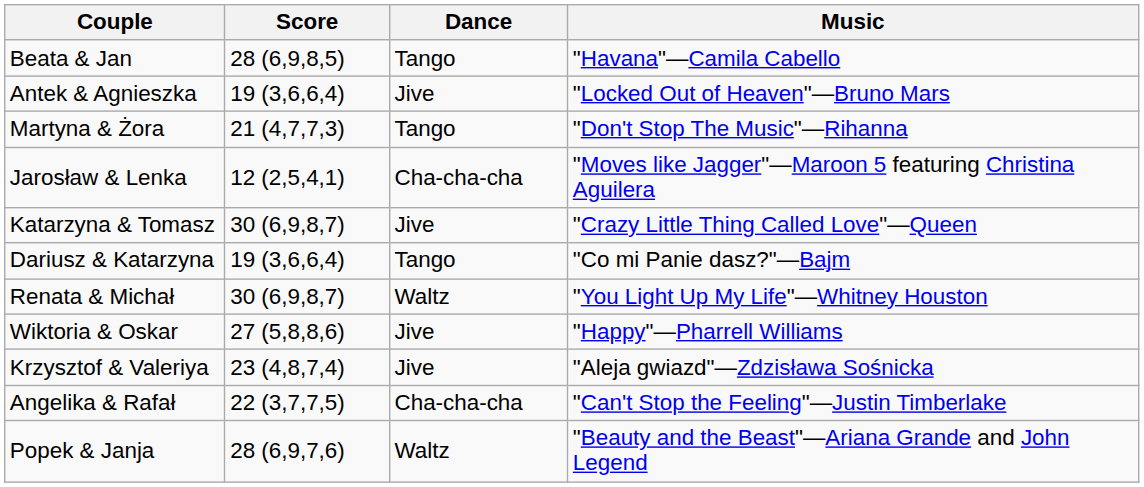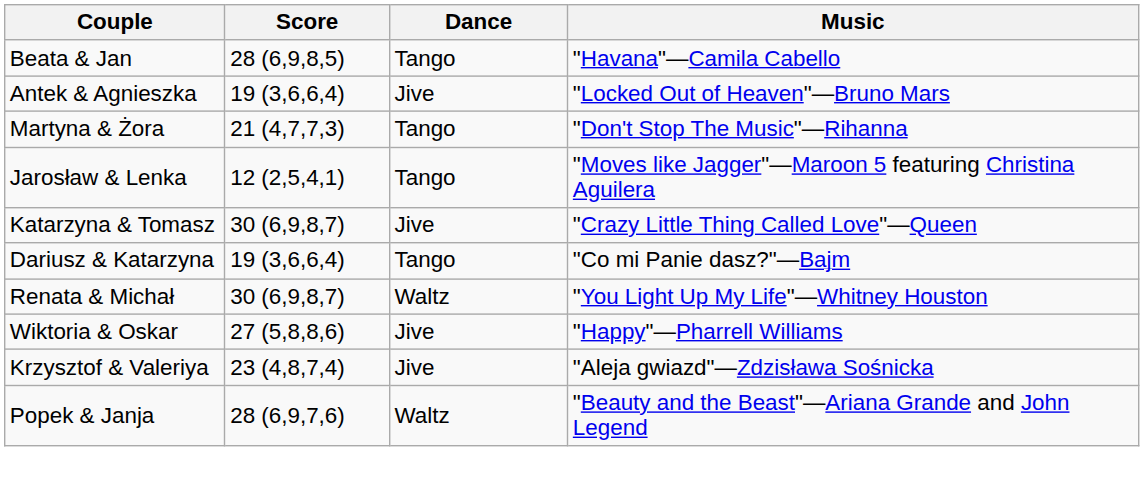(459, 176) Cha-cha-cha -> (425, 176) Tango
- row: (93, 402)
